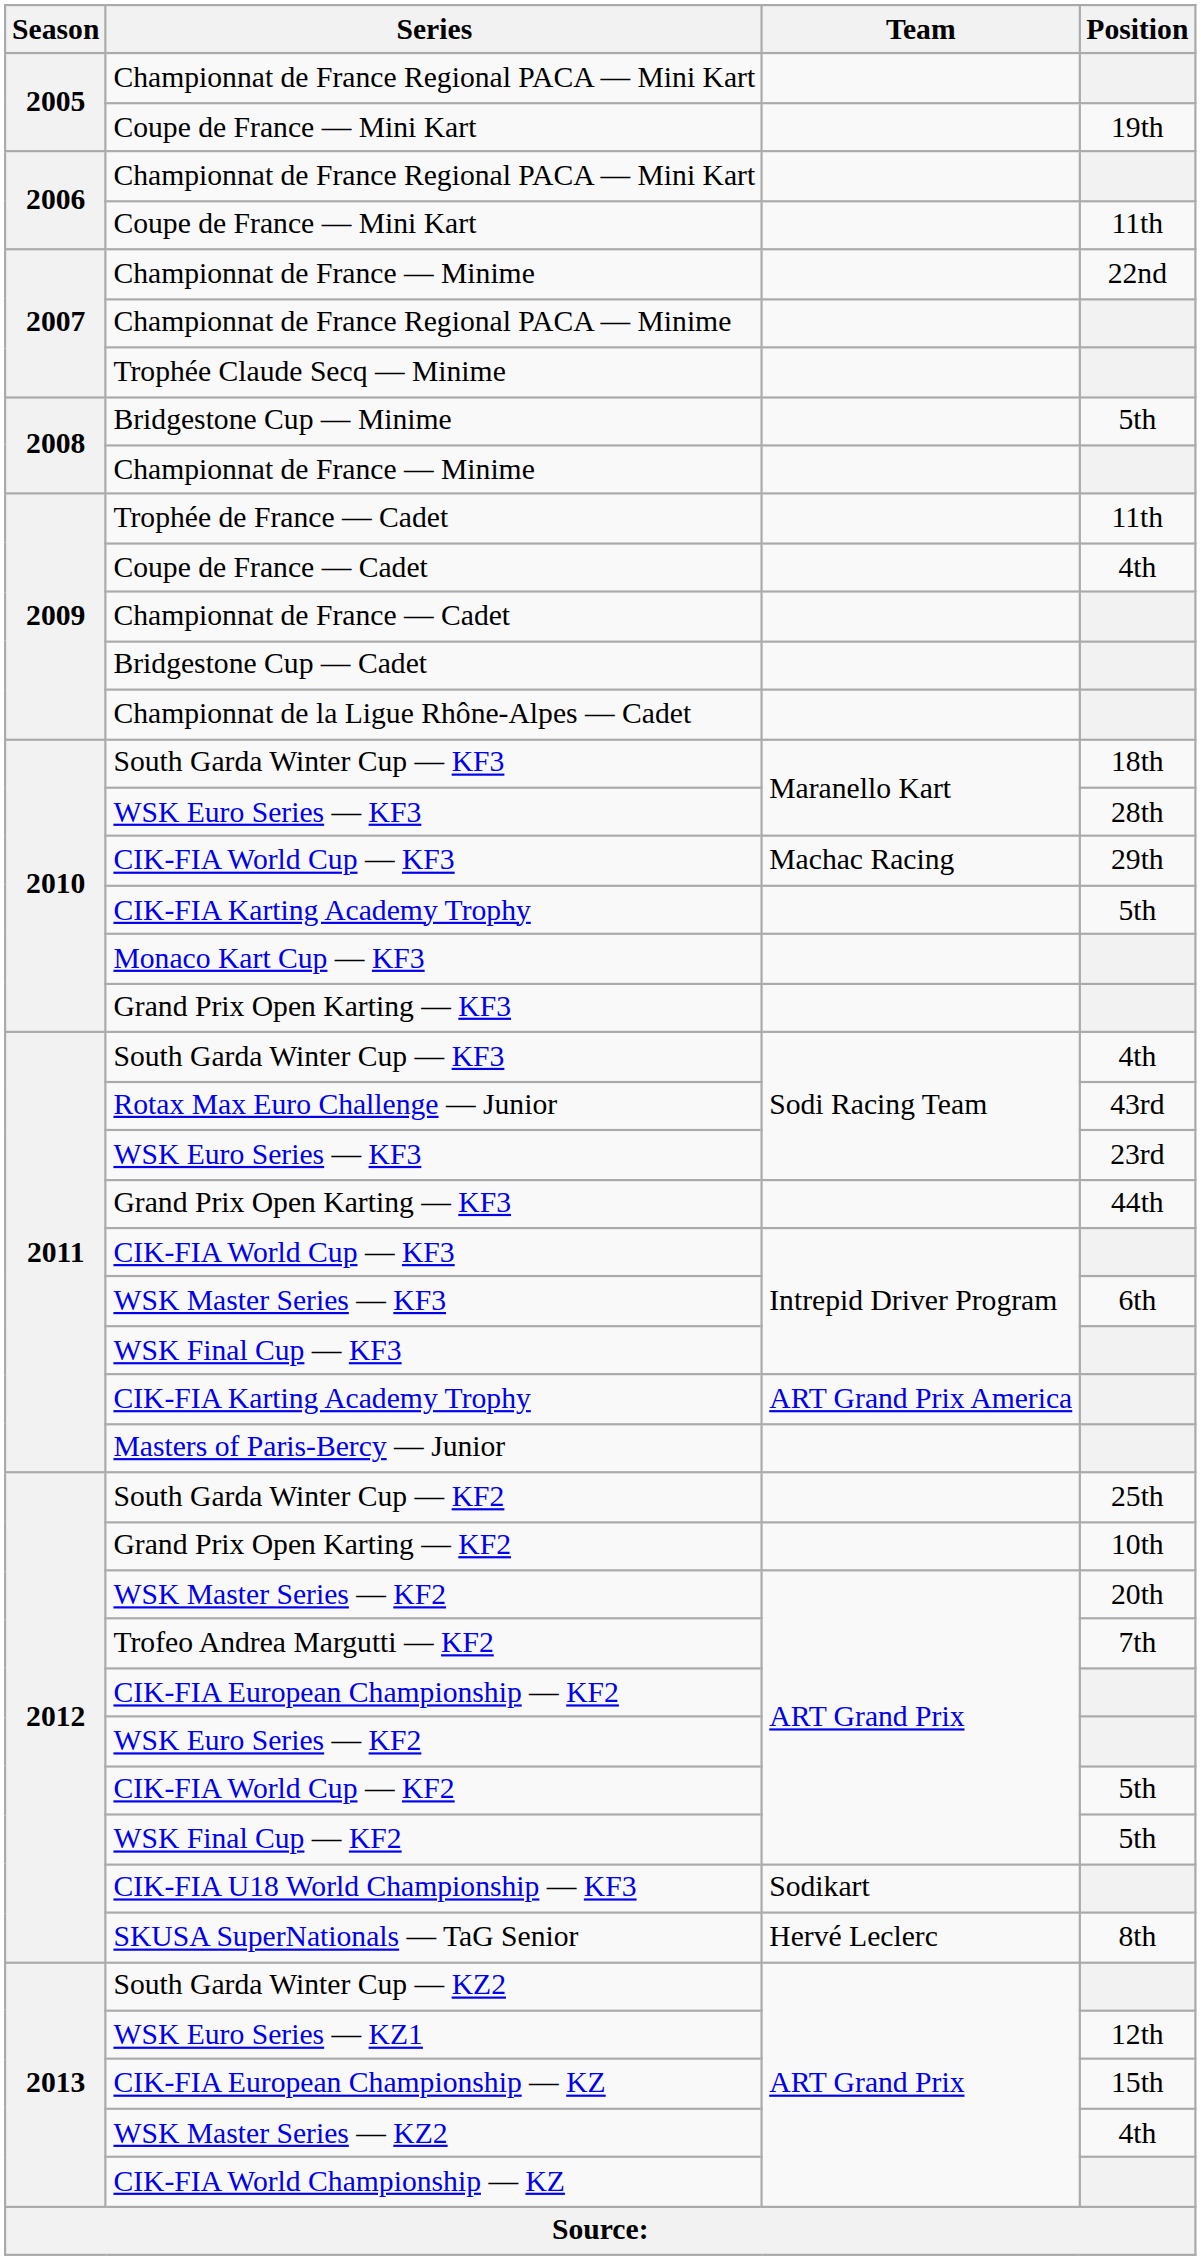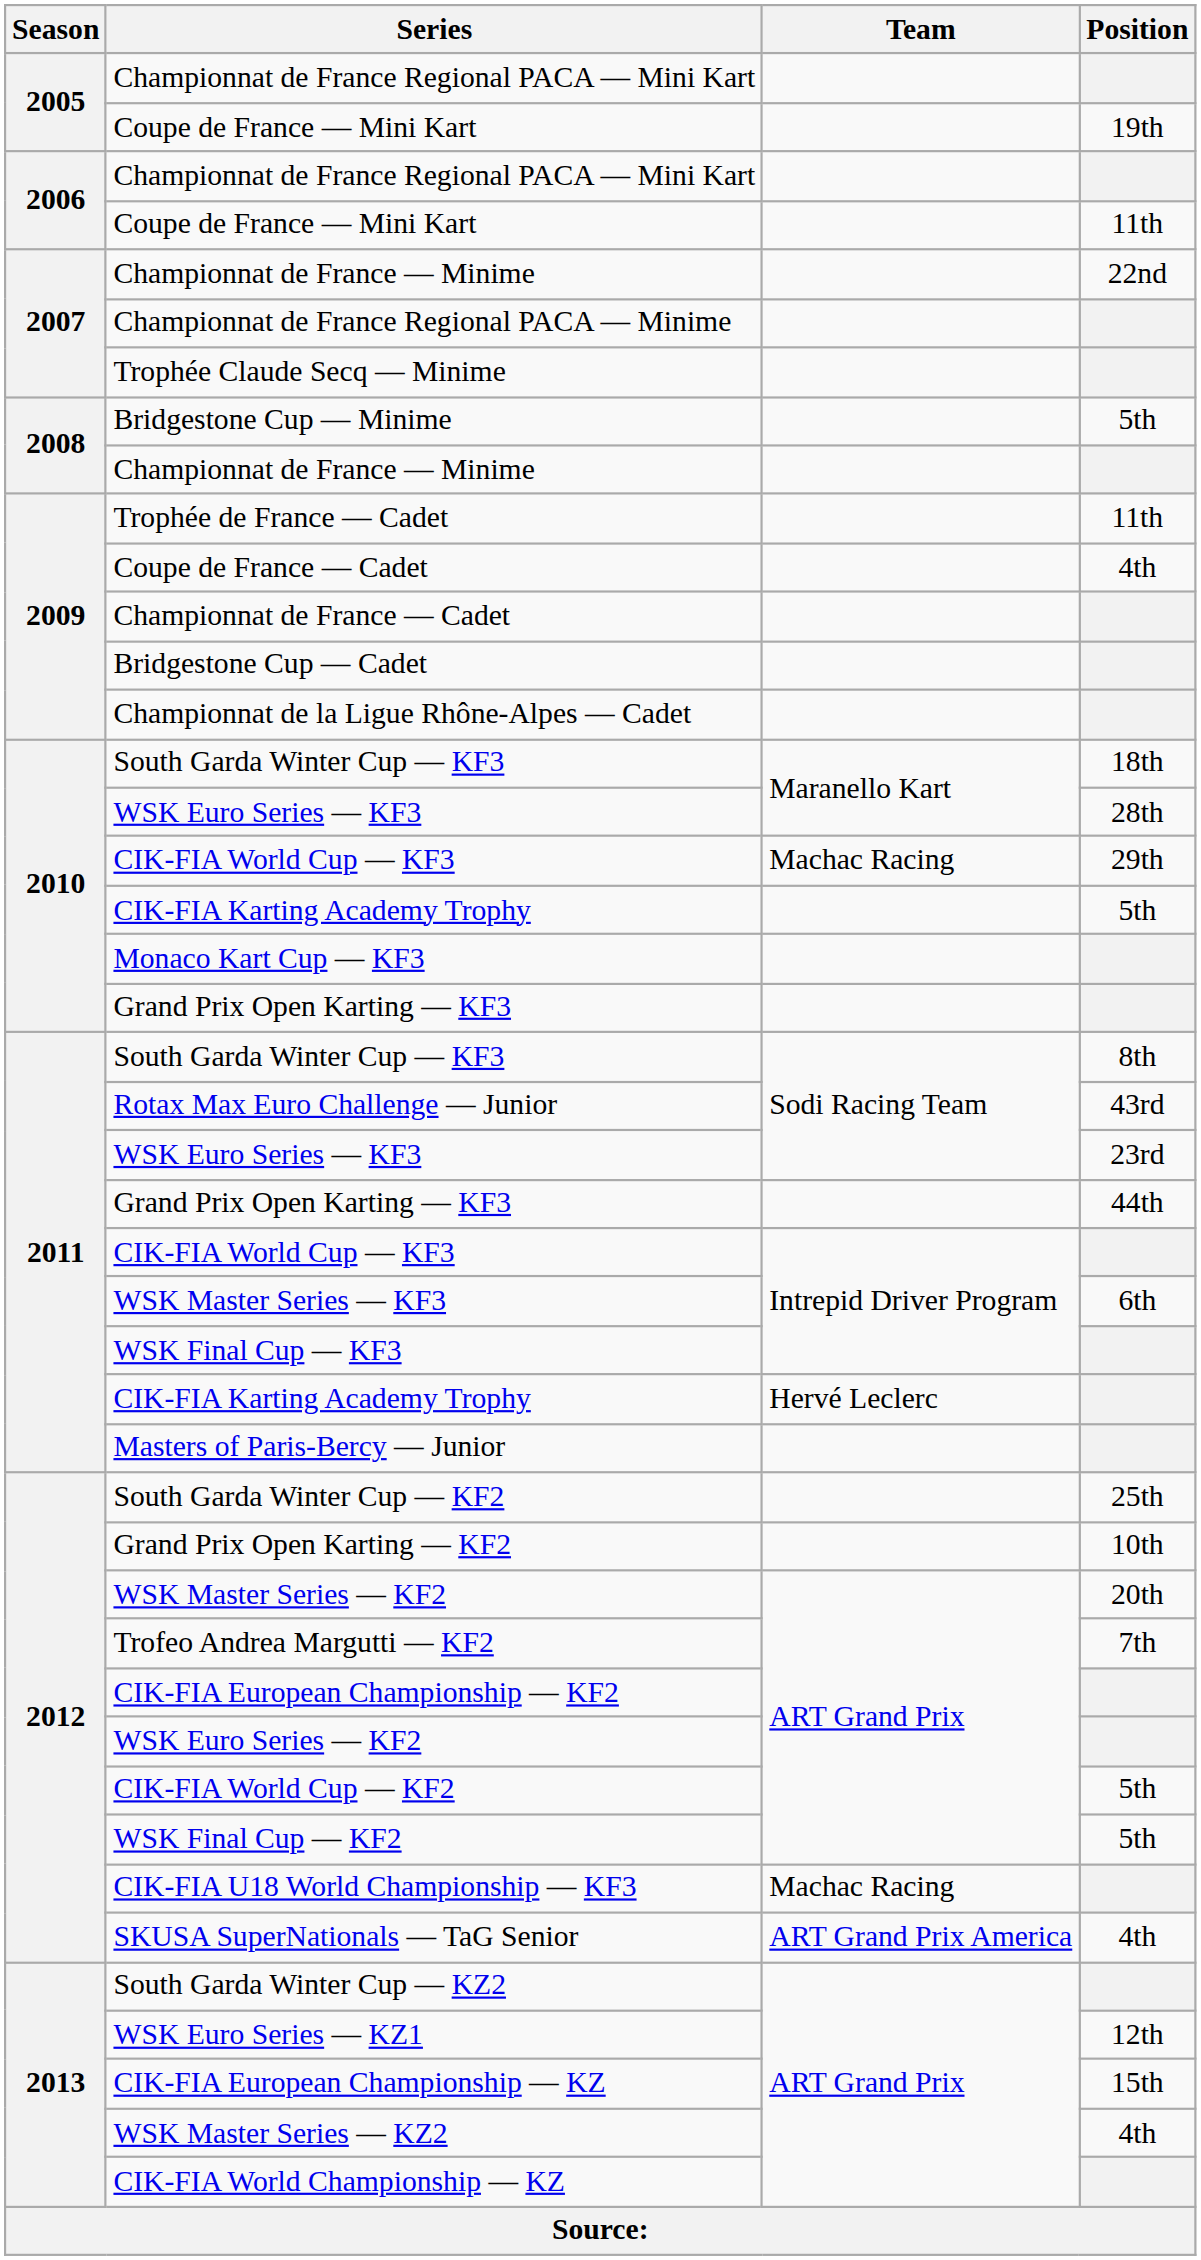(1137, 1055) 4th -> (1137, 1055) 8th
(921, 1398) ART Grand Prix America -> (854, 1398) Hervé Leclerc
(819, 1887) Sodikart -> (862, 1887) Machac Racing
(854, 1936) Hervé Leclerc -> (921, 1936) ART Grand Prix America
(1137, 1936) 8th -> (1137, 1936) 4th
